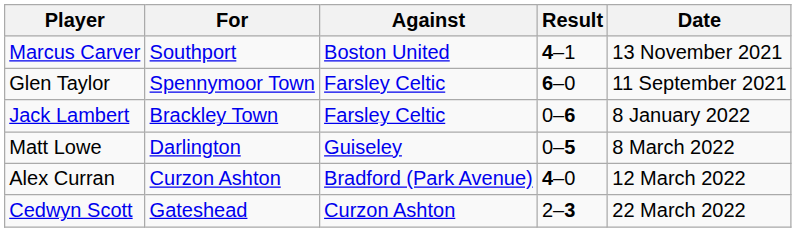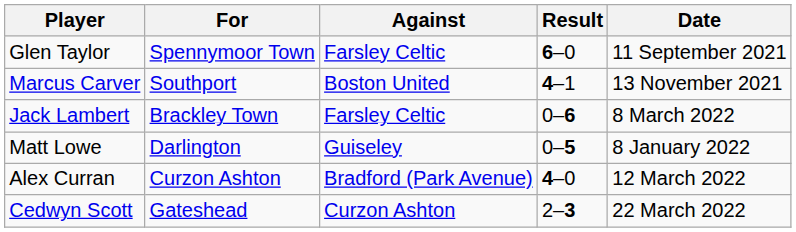rows swapped: (60, 83) <-> (75, 52)
(681, 115) 8 January 2022 -> (673, 115) 8 March 2022
(673, 147) 8 March 2022 -> (681, 147) 8 January 2022
